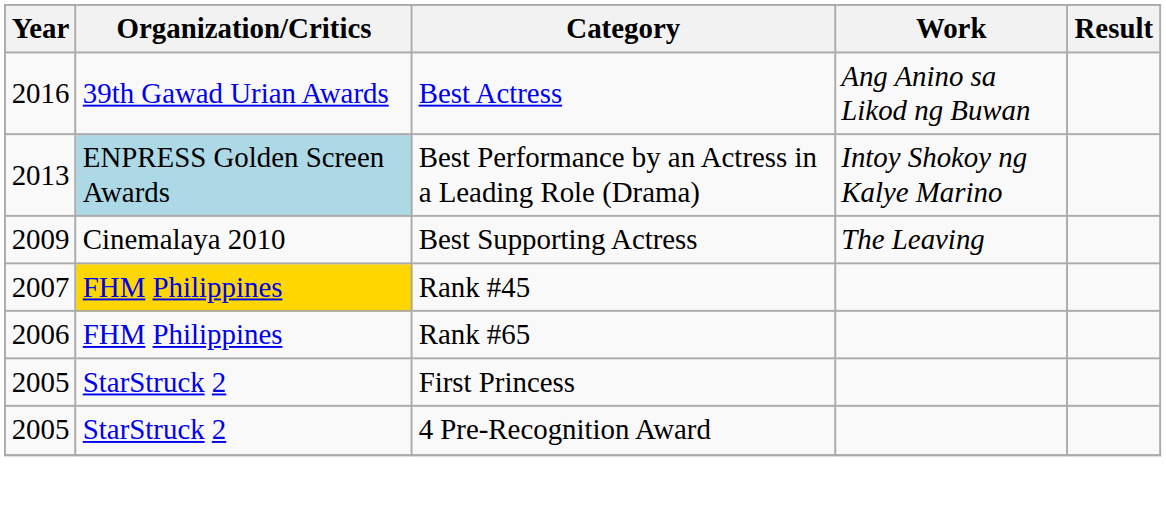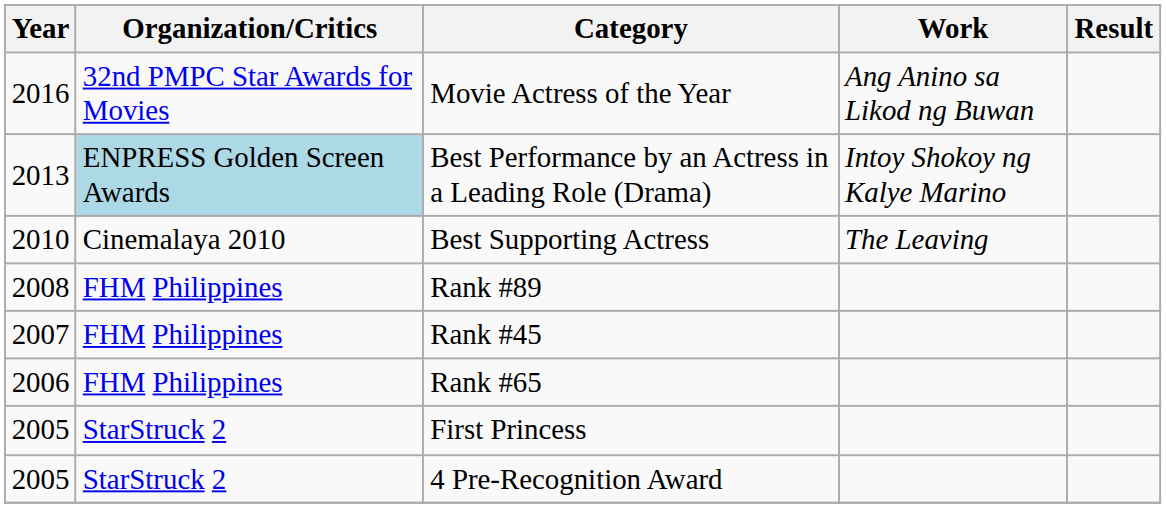- row: (490, 93)
+ row: (581, 93)
(41, 239) 2009 -> (41, 239) 2010
+ row: (486, 287)
(183, 287) gold background -> (183, 334) no background
